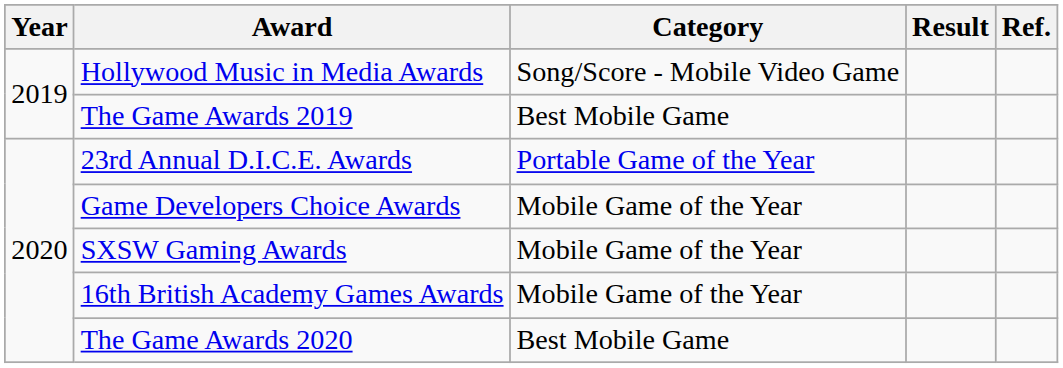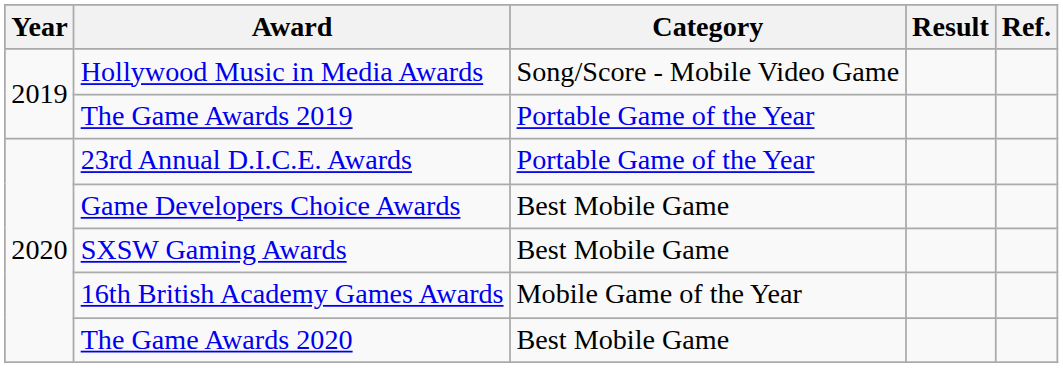(623, 116) Best Mobile Game -> (666, 116) Portable Game of the Year
(659, 205) Mobile Game of the Year -> (623, 205) Best Mobile Game
(659, 250) Mobile Game of the Year -> (623, 250) Best Mobile Game
